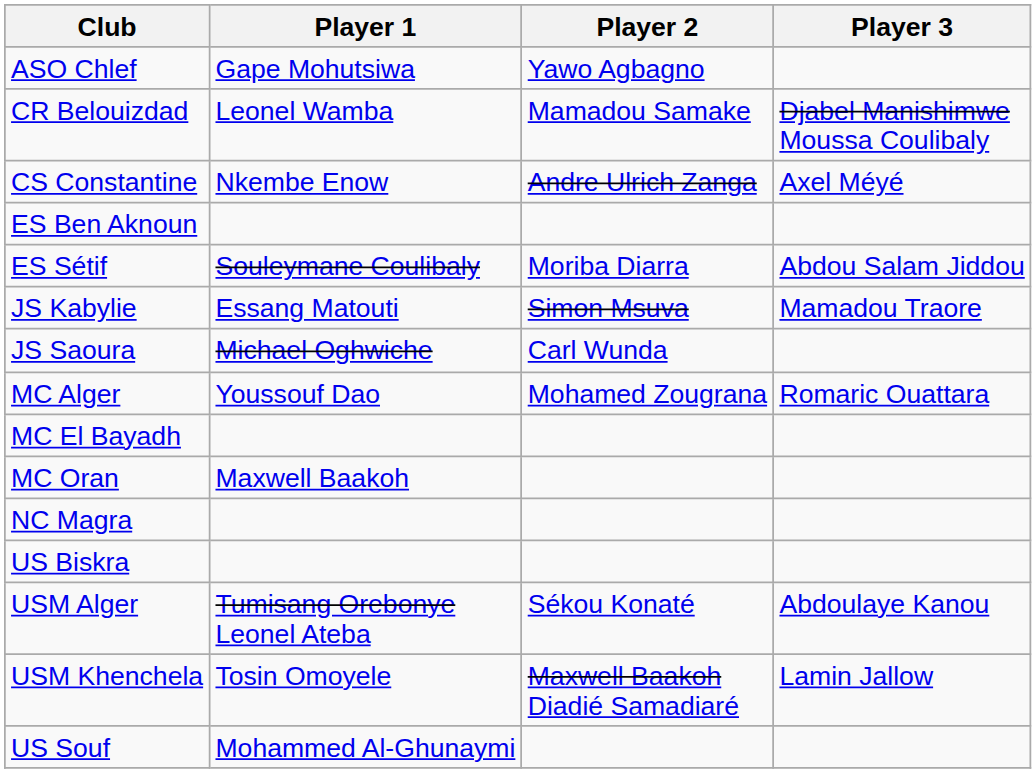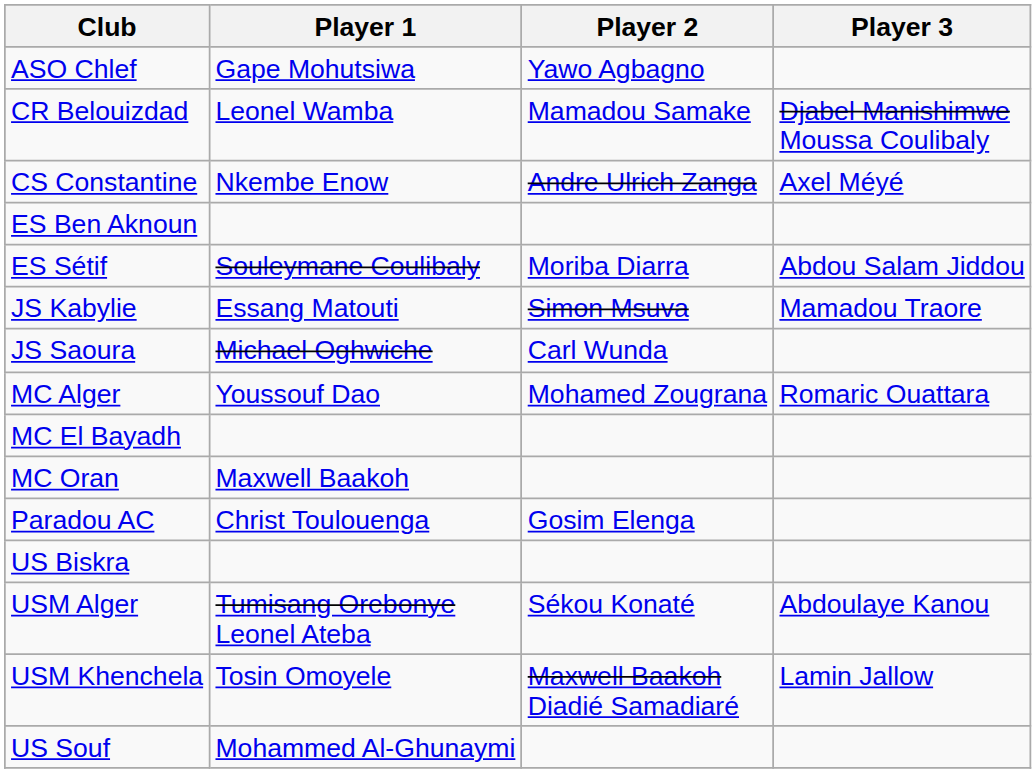- row: (72, 519)
+ row: (83, 519)
